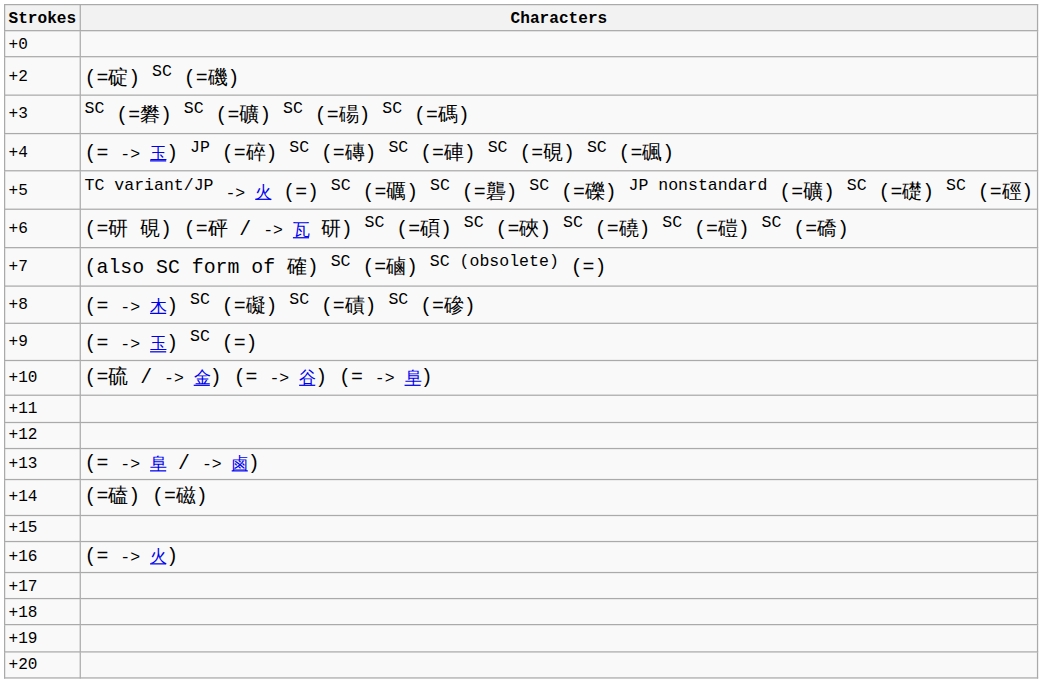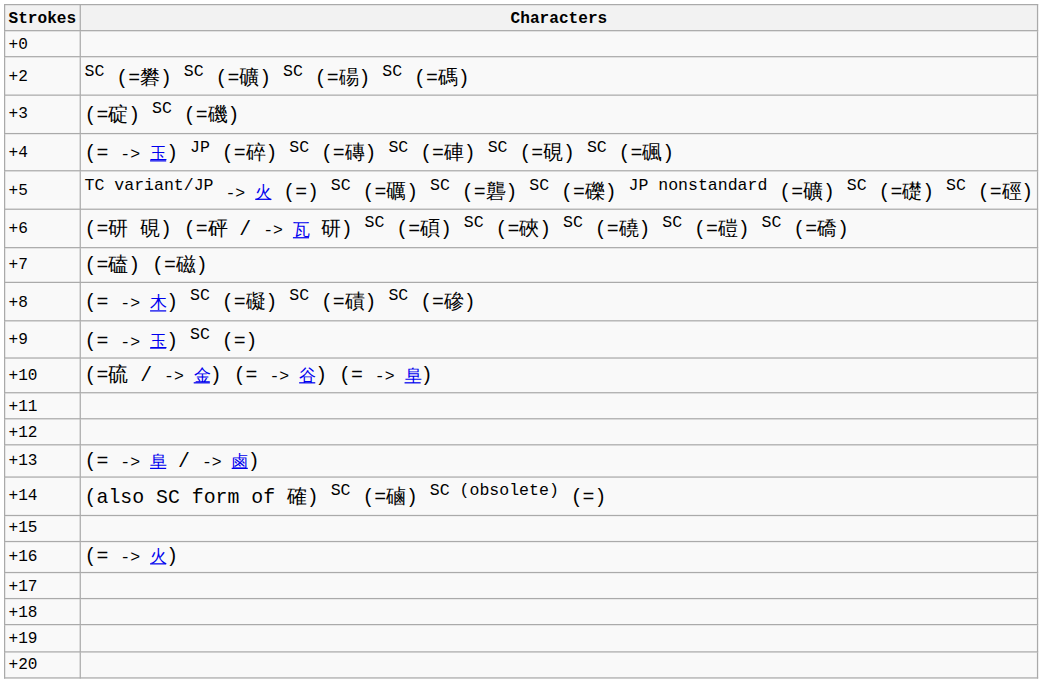(162, 76) (=碇) SC (=磯) -> (277, 76) SC (=礬) SC (=礦) SC (=碭) SC (=碼)
(277, 114) SC (=礬) SC (=礦) SC (=碭) SC (=碼) -> (162, 114) (=碇) SC (=磯)
(346, 266) (also SC form of 確) SC (=磠) SC (obsolete) (=) -> (146, 266) (=磕) (=磁)
(146, 498) (=磕) (=磁) -> (346, 495) (also SC form of 確) SC (=磠) SC (obsolete) (=)
